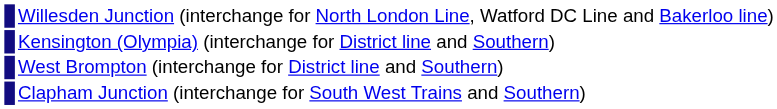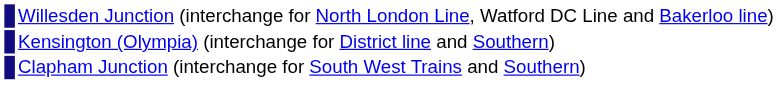- row: (261, 67)
